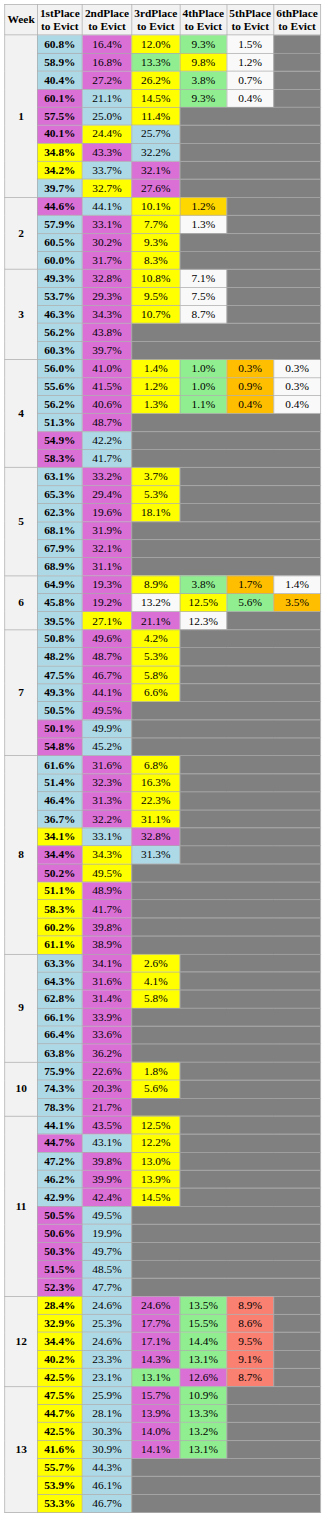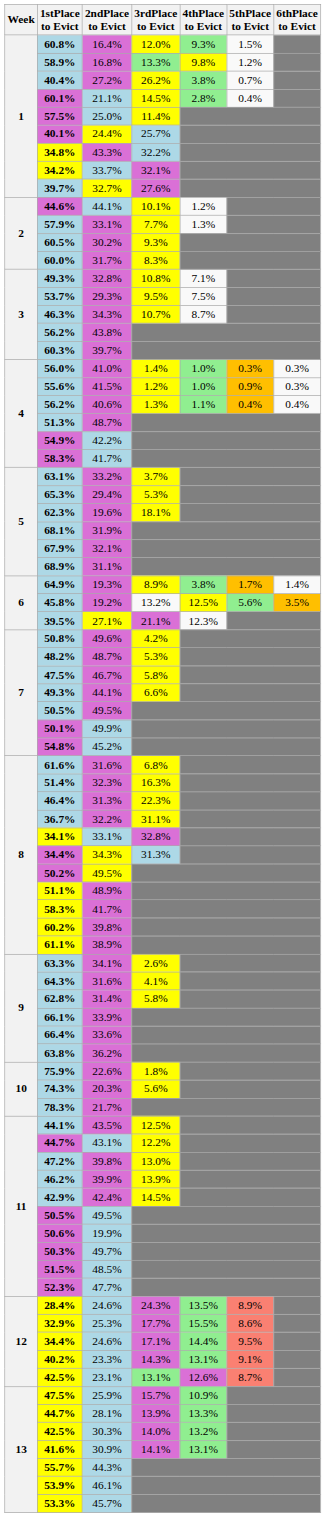(203, 98) 9.3% -> (203, 98) 2.8%
(203, 206) gold background -> (203, 206) no background
(156, 1305) 24.6% -> (156, 1305) 24.3%
(107, 1503) 46.7% -> (107, 1503) 45.7%
